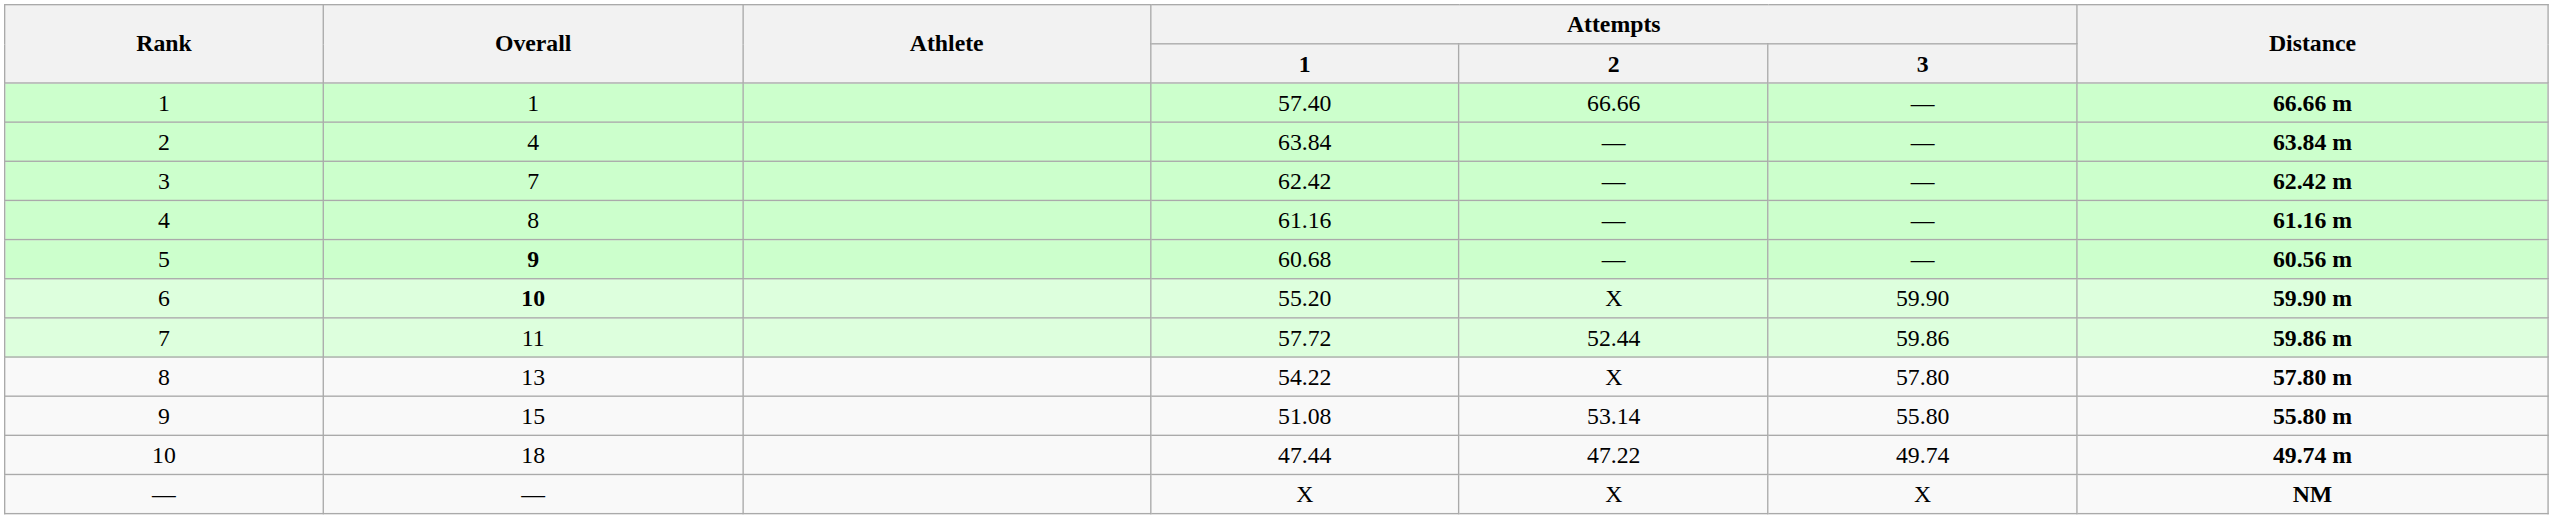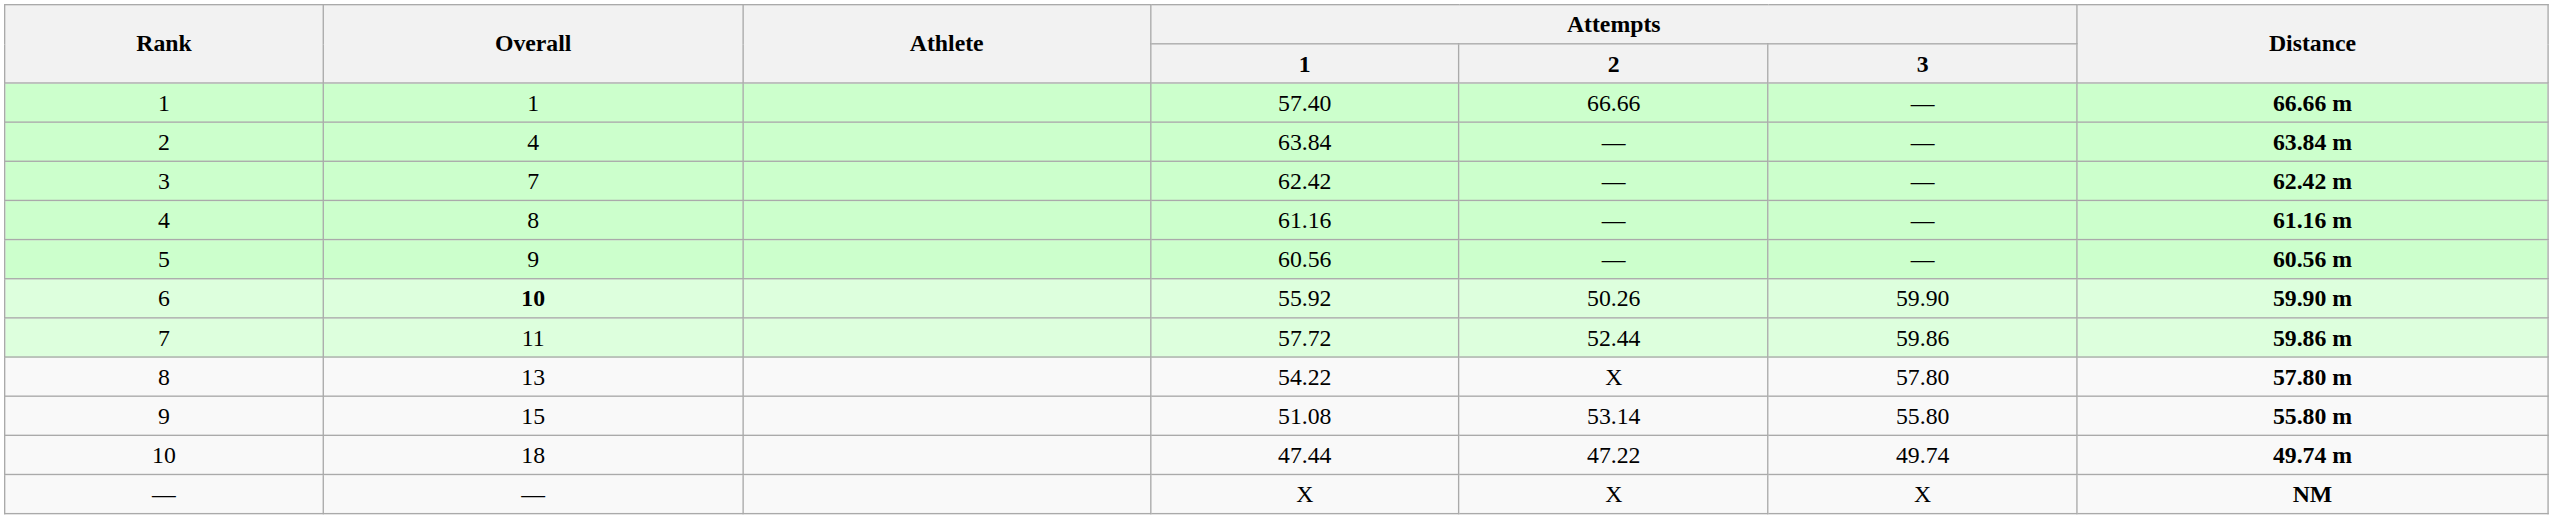(533, 258) bold -> (533, 258) normal
(1305, 258) 60.68 -> (1305, 258) 60.56
(1305, 298) 55.20 -> (1305, 298) 55.92
(1614, 298) X -> (1614, 298) 50.26
